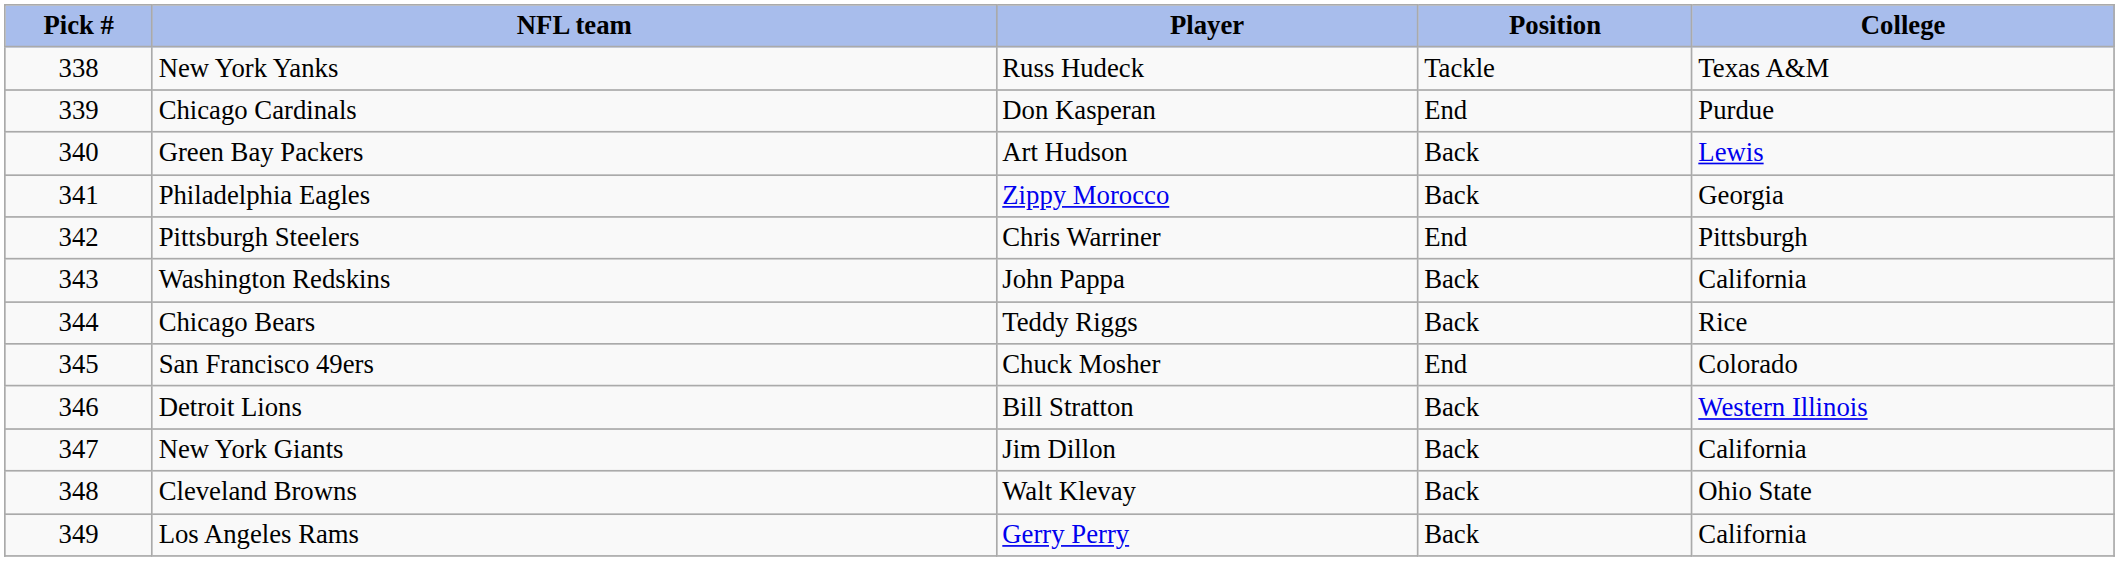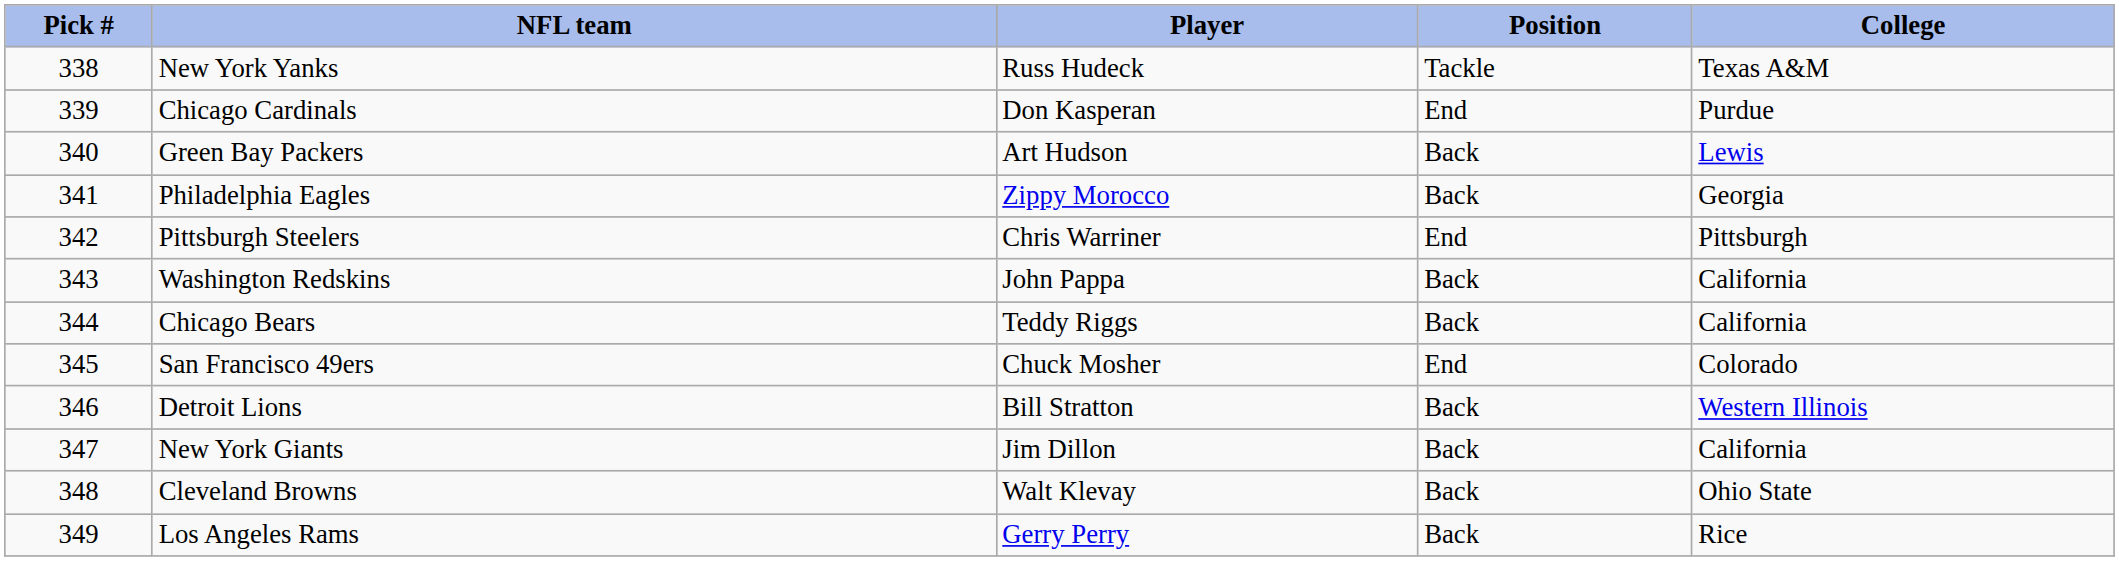(1723, 322) Rice -> (1752, 322) California
(1752, 534) California -> (1723, 534) Rice
